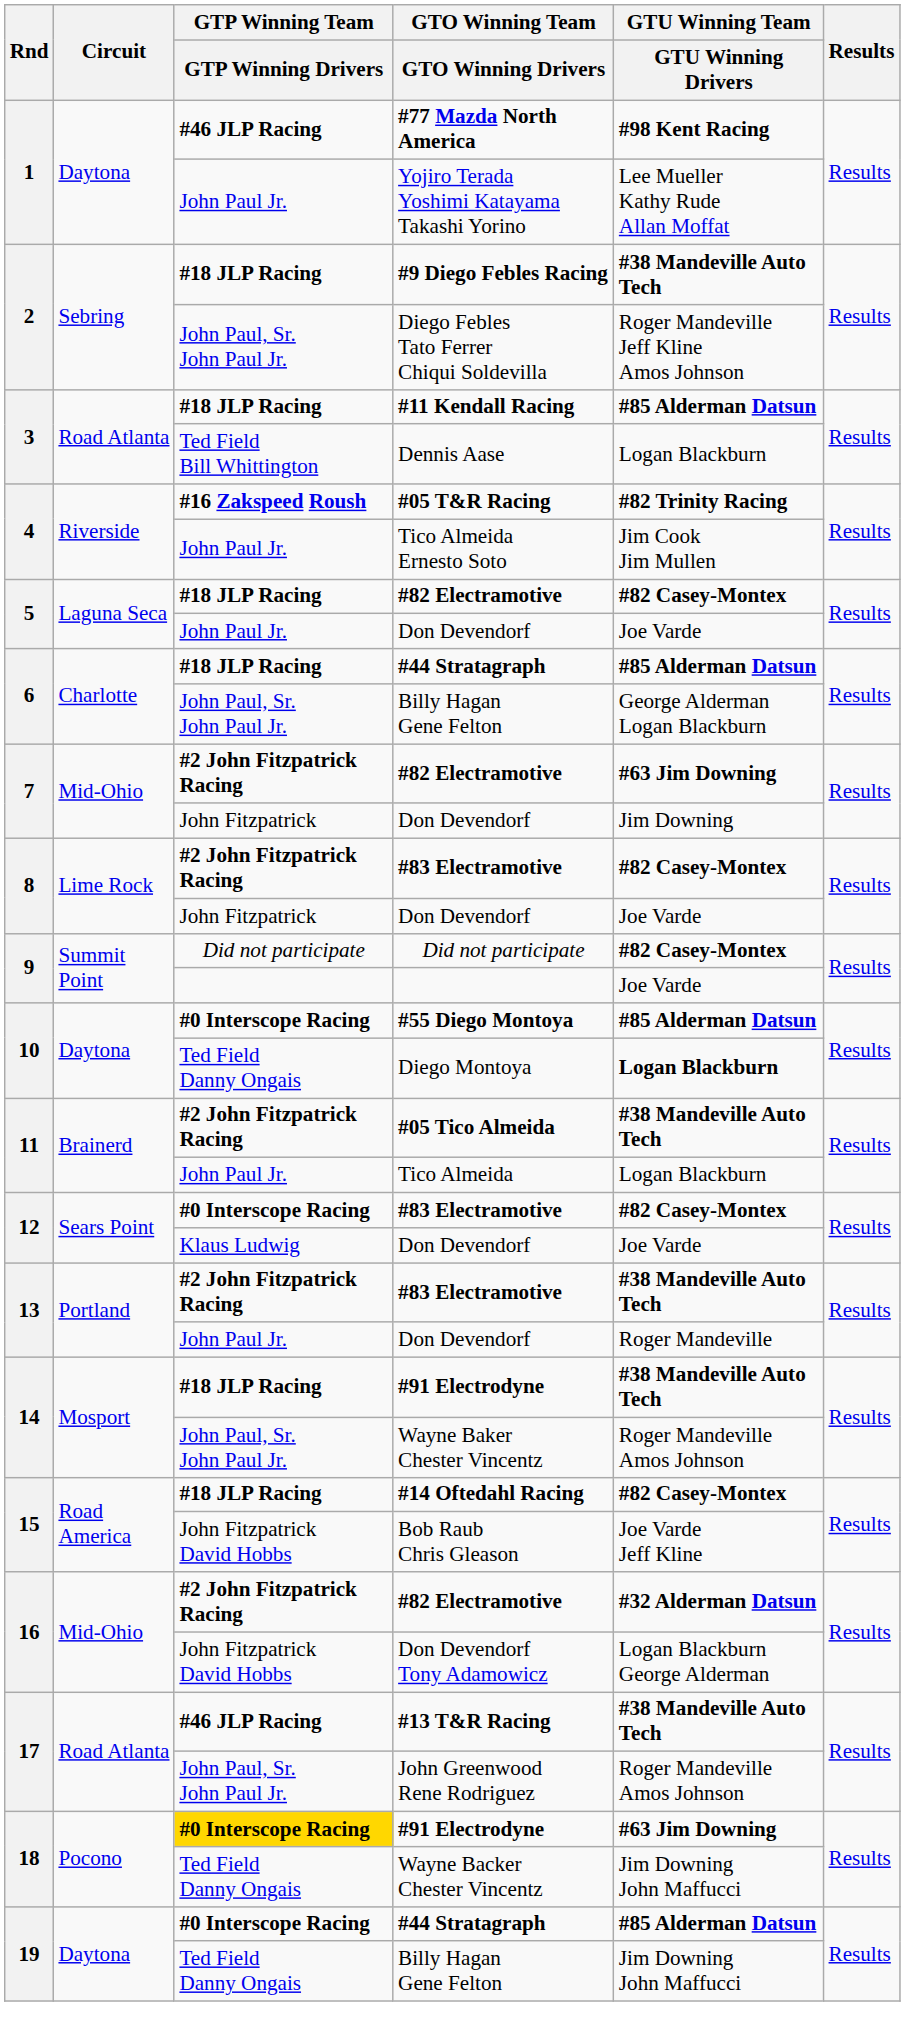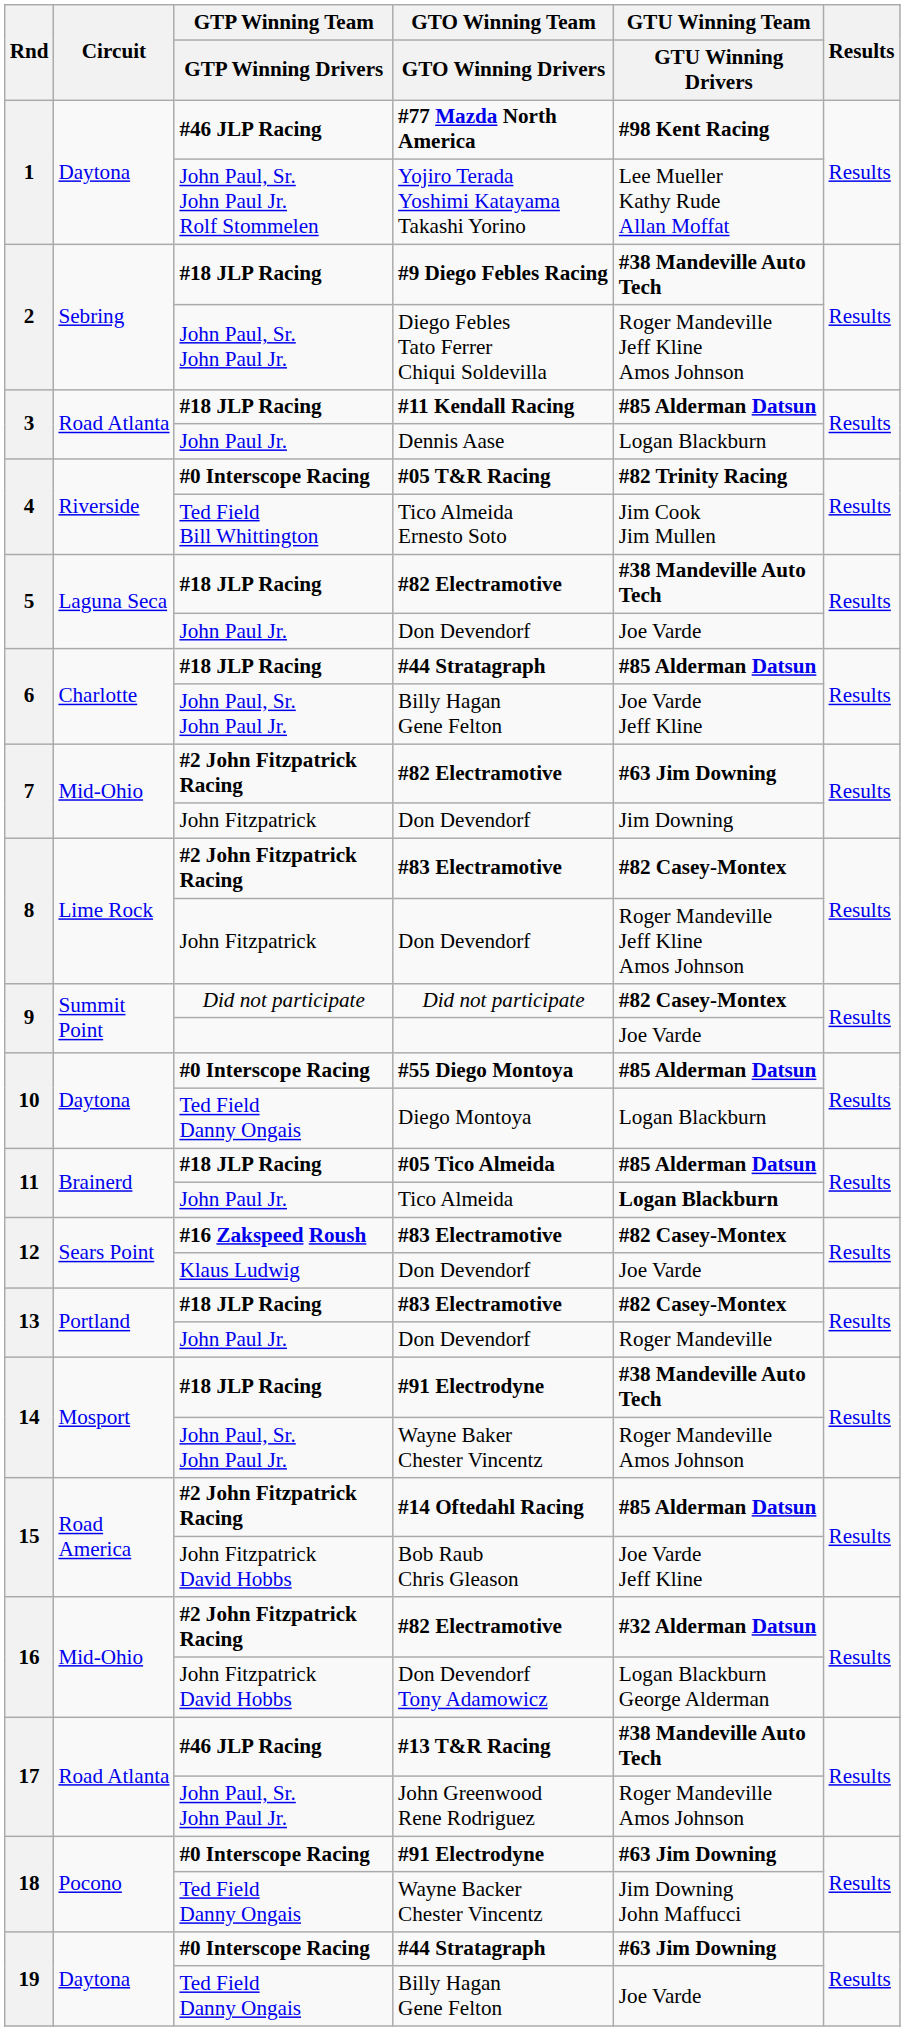(233, 202) John Paul Jr. -> (249, 202) John Paul, Sr. John Paul Jr. Rolf Stommelen
(249, 454) Ted Field Bill Whittington -> (233, 441) John Paul Jr.
(273, 501) #16 Zakspeed Roush -> (275, 476) #0 Interscope Racing
(233, 548) John Paul Jr. -> (249, 523) Ted Field Bill Whittington
(703, 596) #82 Casey-Montex -> (712, 583) #38 Mandeville Auto Tech
(694, 713) George Alderman Logan Blackburn -> (661, 713) Joe Varde Jeff Kline
(660, 915) Joe Varde -> (696, 940) Roger Mandeville Jeff Kline Amos Johnson
(699, 1067) bold -> (693, 1117) normal
(268, 1127) #2 John Fitzpatrick Racing -> (251, 1165) #18 JLP Racing
(712, 1127) #38 Mandeville Auto Tech -> (718, 1165) #85 Alderman Datsun
(693, 1175) normal -> (699, 1200) bold
(275, 1210) #0 Interscope Racing -> (273, 1235) #16 Zakspeed Roush
(268, 1292) #2 John Fitzpatrick Racing -> (251, 1304) #18 JLP Racing
(712, 1292) #38 Mandeville Auto Tech -> (703, 1304) #82 Casey-Montex
(251, 1494) #18 JLP Racing -> (268, 1507) #2 John Fitzpatrick Racing
(703, 1494) #82 Casey-Montex -> (718, 1507) #85 Alderman Datsun
(275, 1828) gold background -> (275, 1853) no background
(718, 1923) #85 Alderman Datsun -> (698, 1948) #63 Jim Downing
(680, 1971) Jim Downing John Maffucci -> (660, 1996) Joe Varde
